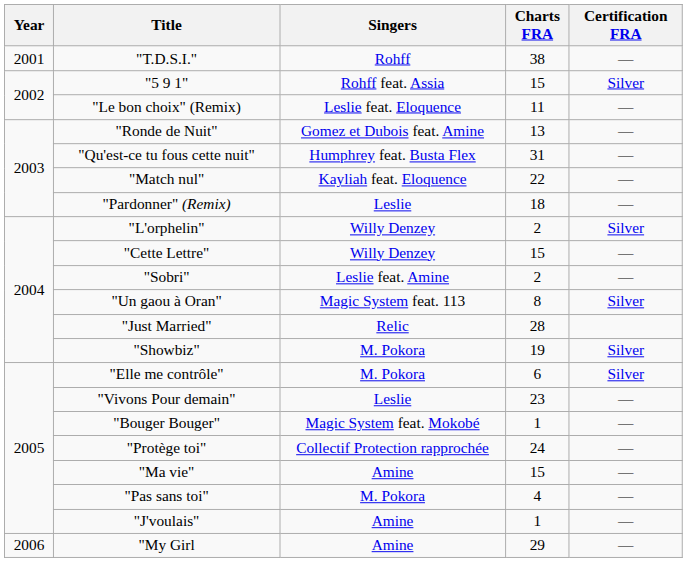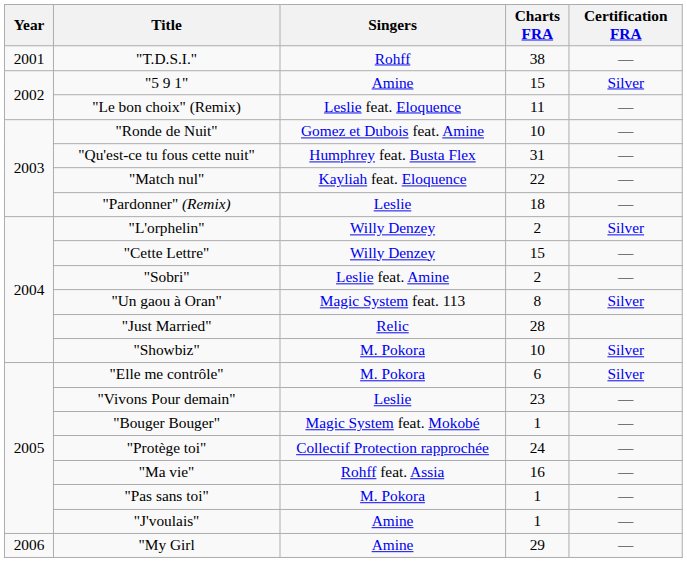(393, 82) Rohff feat. Assia -> (393, 82) Amine
(537, 131) 13 -> (537, 131) 10
(537, 350) 19 -> (537, 350) 10
(393, 472) Amine -> (393, 472) Rohff feat. Assia
(537, 472) 15 -> (537, 472) 16
(537, 496) 4 -> (537, 496) 1
